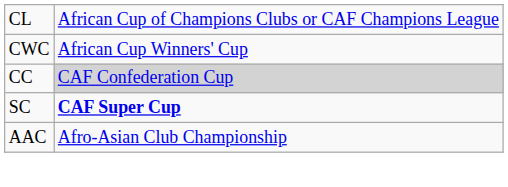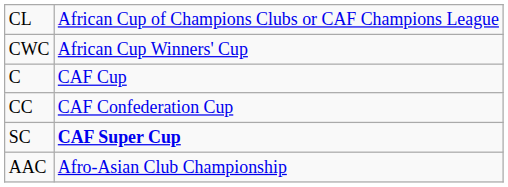+ row: (15, 78)
(146, 78) lightgrey background -> (146, 107) no background
